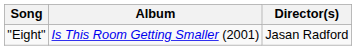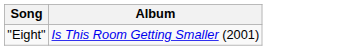- column: (307, 14)
